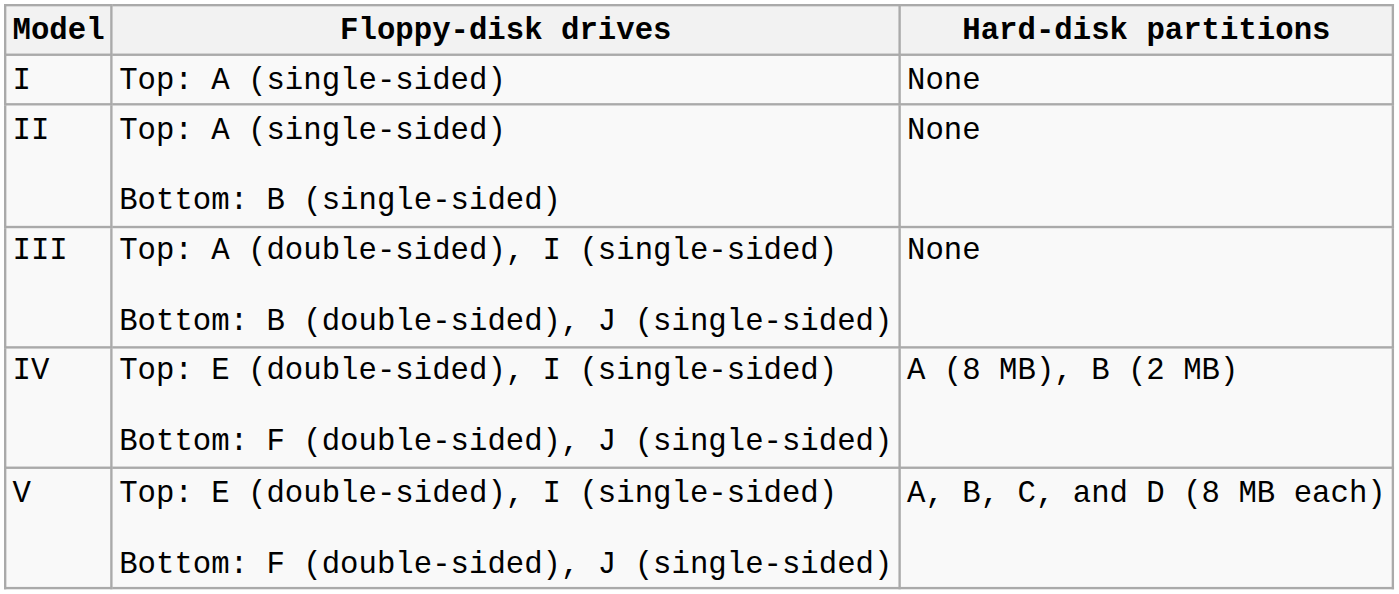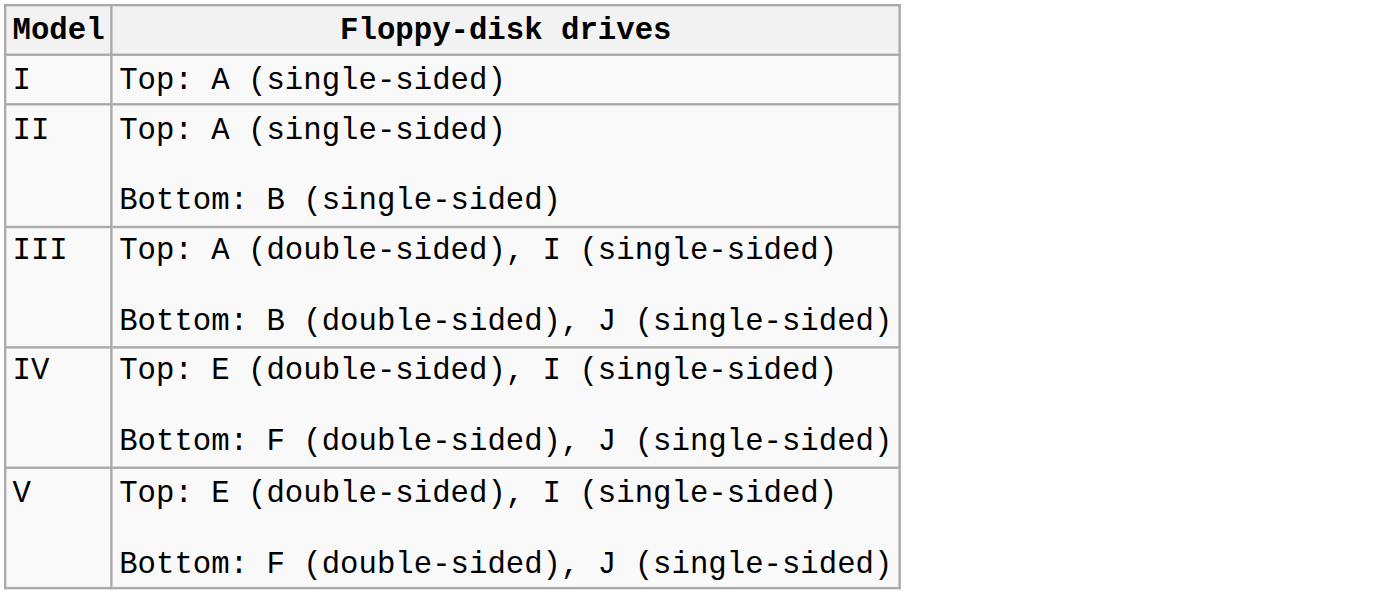- column: (1146, 30)
